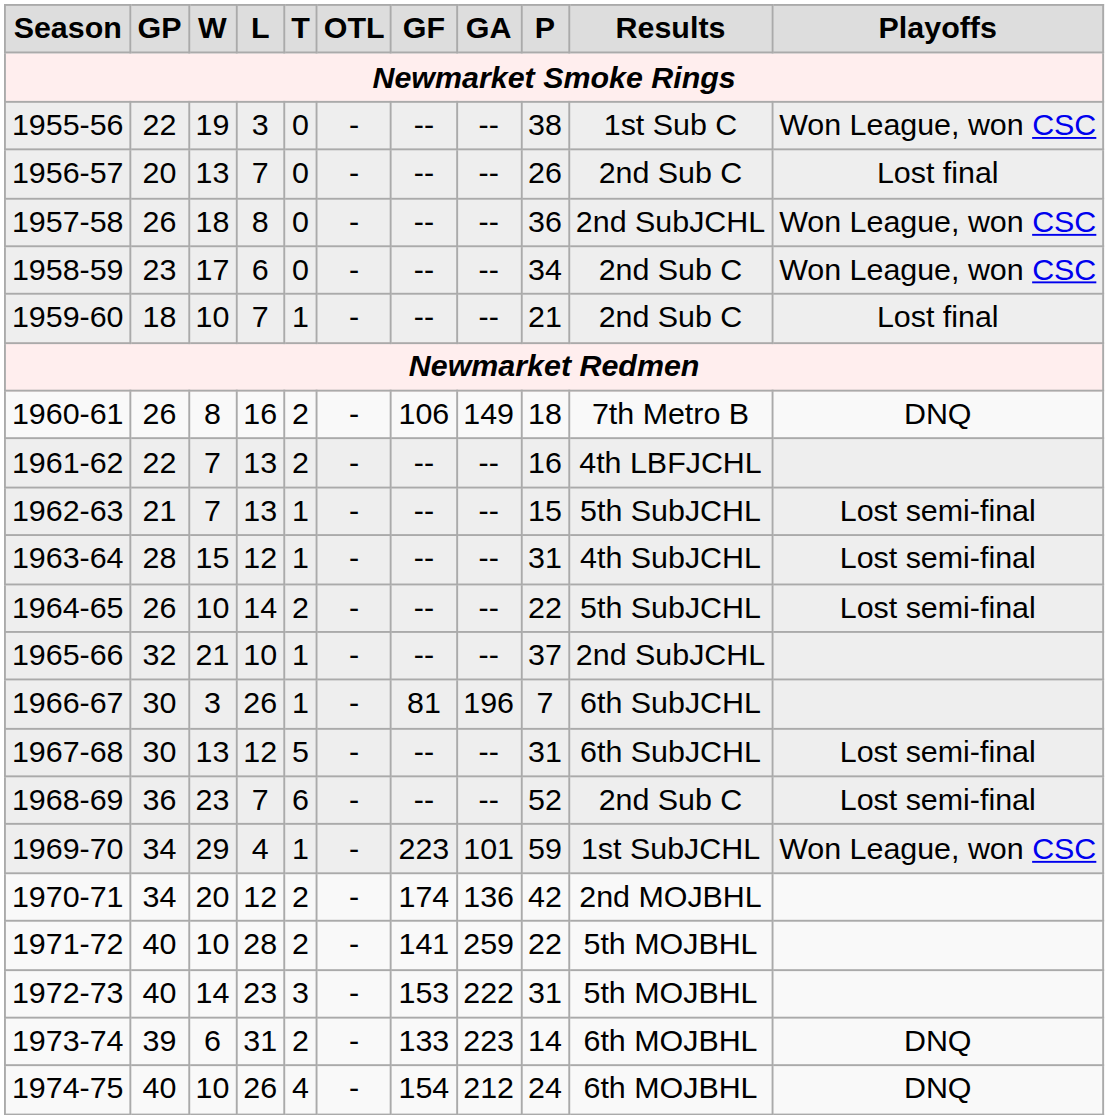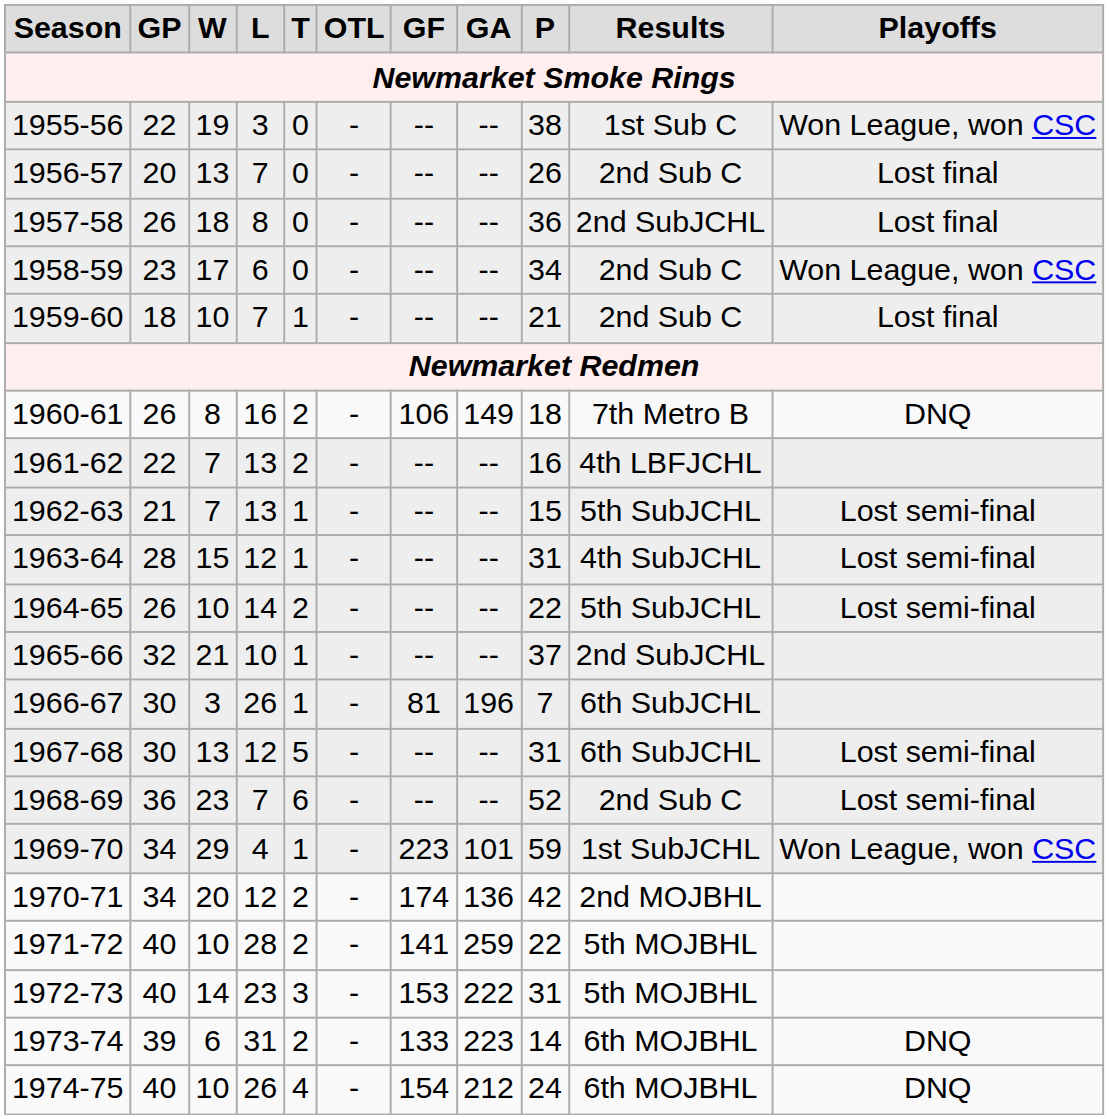(938, 221) Won League, won CSC -> (938, 221) Lost final
